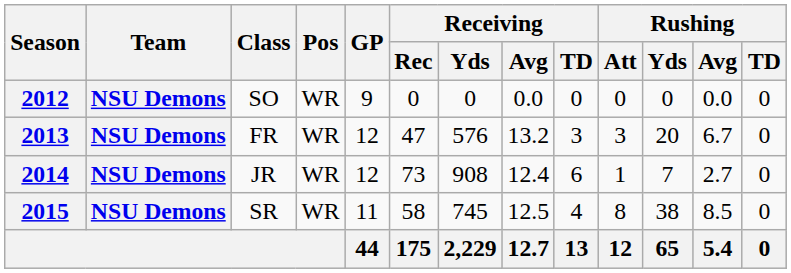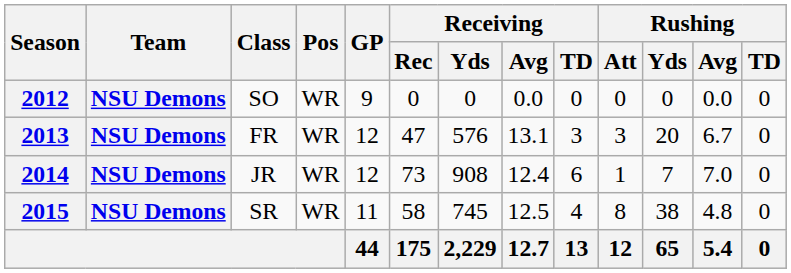(528, 135) 13.2 -> (528, 135) 13.1
(718, 173) 2.7 -> (718, 173) 7.0
(718, 211) 8.5 -> (718, 211) 4.8
